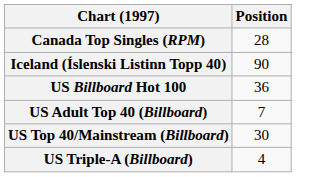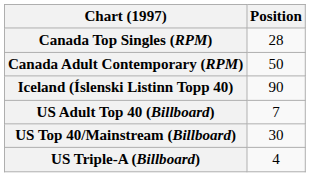+ row: (126, 64)
- row: (118, 87)
